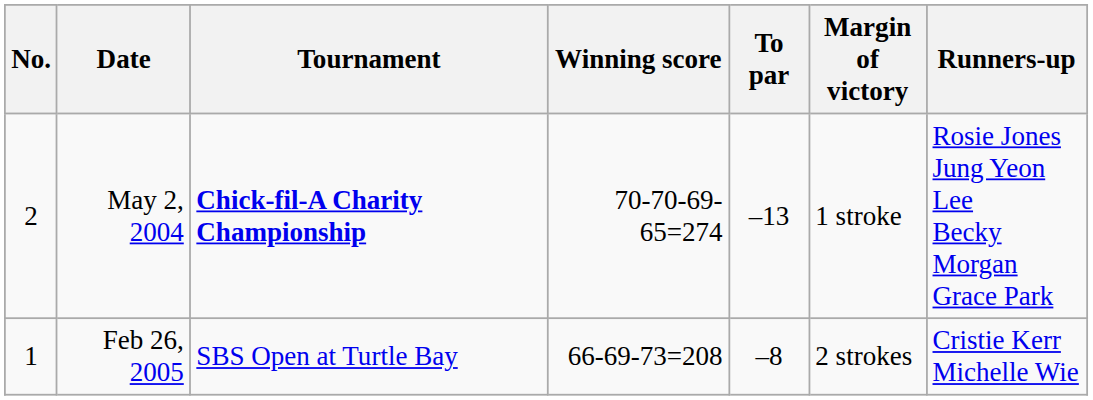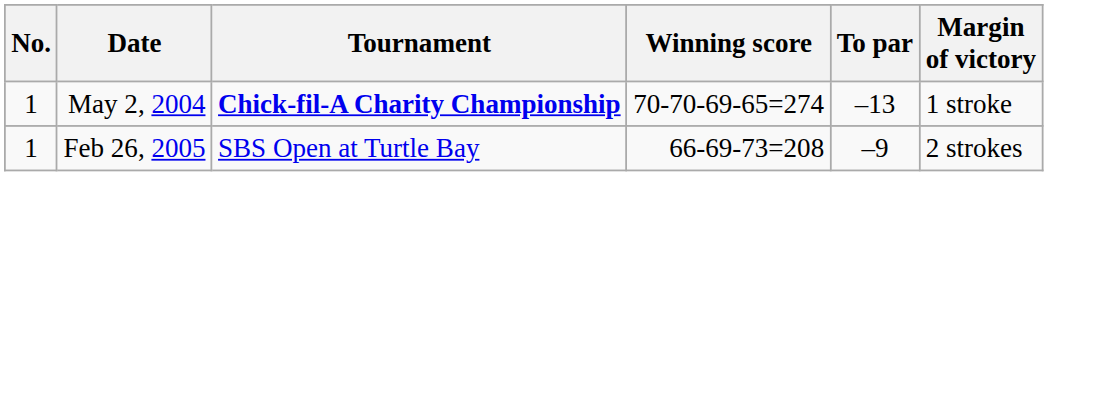- column: (1007, 59)
(31, 215) 2 -> (31, 103) 1
(769, 356) –8 -> (875, 148) –9
